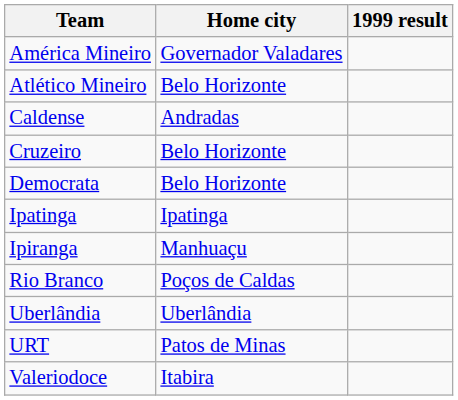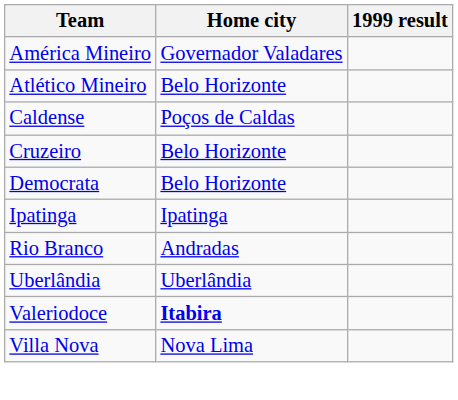(200, 118) Andradas -> (228, 118) Poços de Caldas
- row: (43, 248)
(228, 280) Poços de Caldas -> (200, 248) Andradas
- row: (29, 345)
(187, 378) normal -> (191, 313) bold
+ row: (54, 345)
